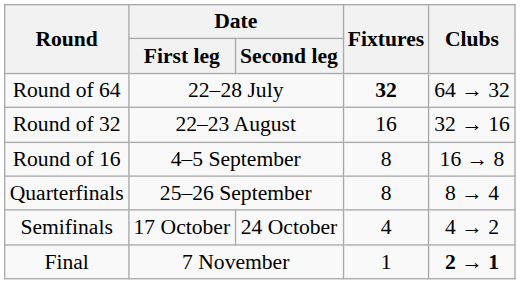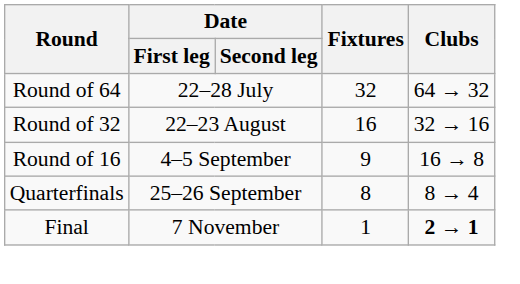(386, 90) bold -> (366, 90) normal
(386, 158) 8 -> (366, 158) 9
- row: (67, 227)
